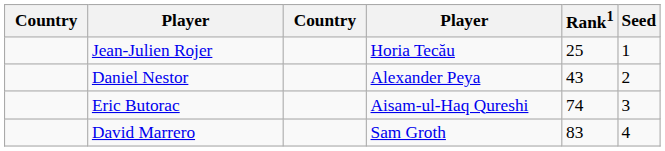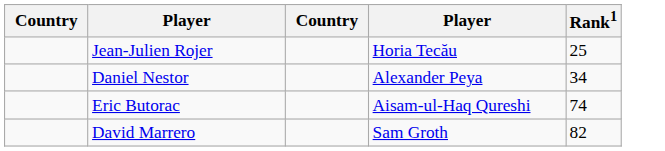- column: (639, 20)
(575, 77) 43 -> (578, 77) 34
(575, 132) 83 -> (578, 132) 82
